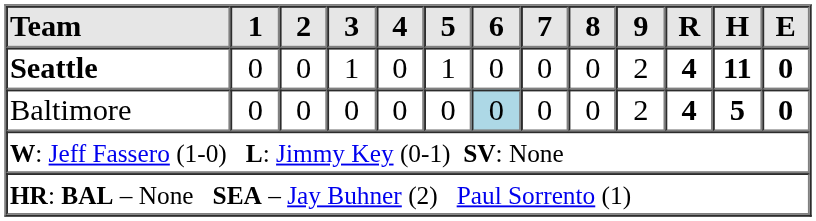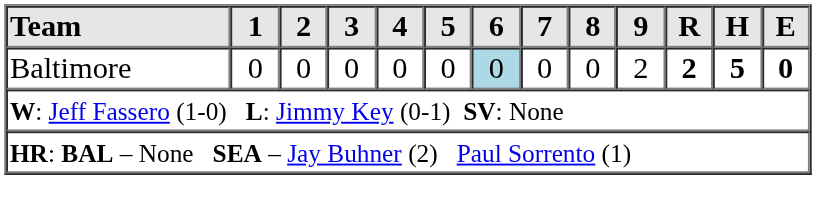- row: (54, 68)
(689, 109) 4 -> (689, 68) 2
